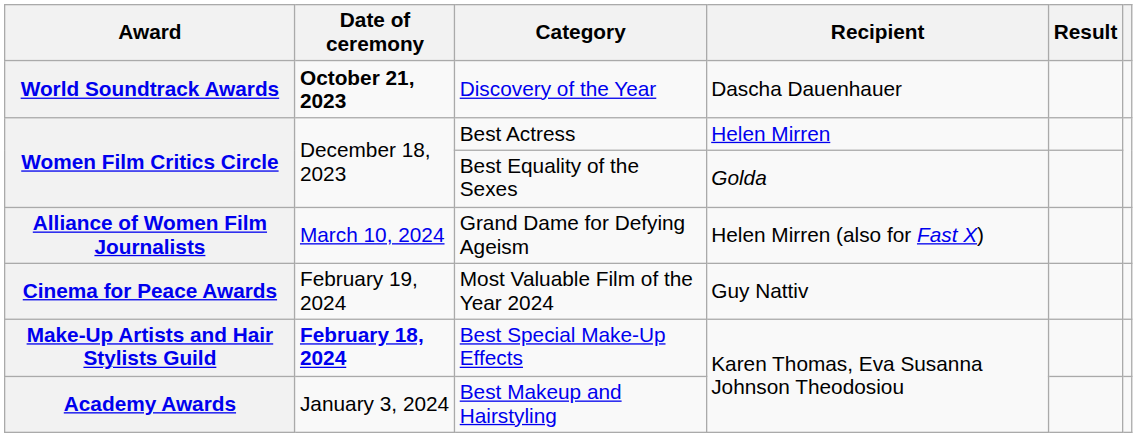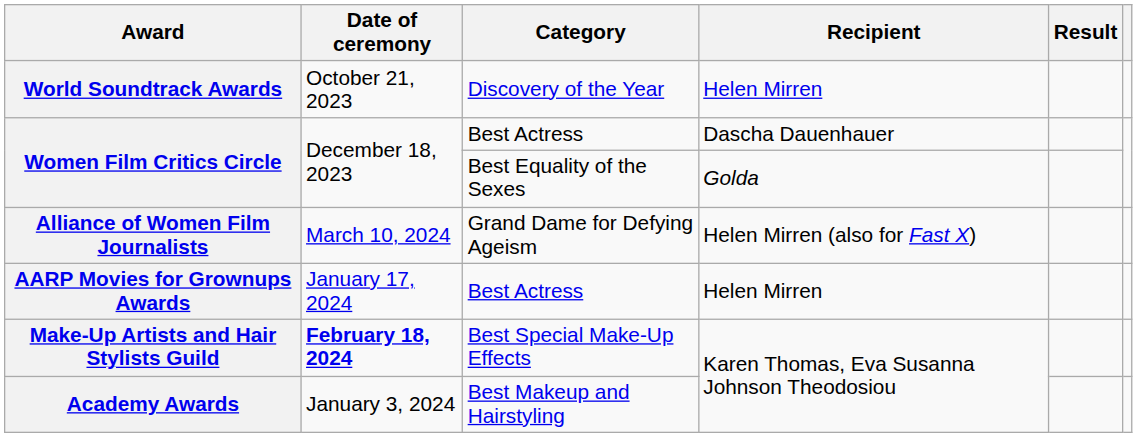(357, 89) bold -> (360, 89) normal
(807, 89) Dascha Dauenhauer -> (763, 89) Helen Mirren
(771, 133) Helen Mirren -> (799, 133) Dascha Dauenhauer
+ row: (153, 291)
- row: (150, 291)
